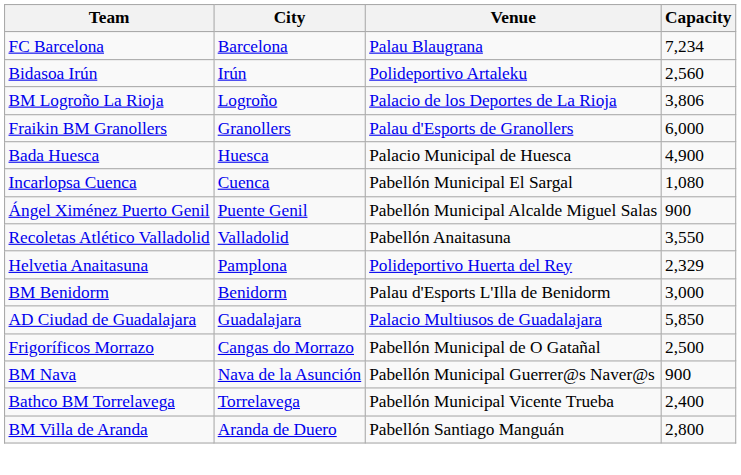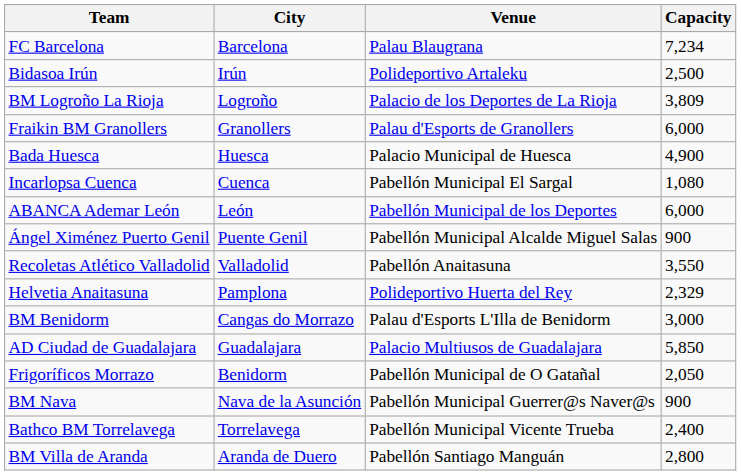(685, 73) 2,560 -> (685, 73) 2,500
(685, 100) 3,806 -> (685, 100) 3,809
+ row: (94, 210)
(252, 292) Benidorm -> (286, 319) Cangas do Morrazo
(286, 347) Cangas do Morrazo -> (252, 374) Benidorm
(685, 347) 2,500 -> (685, 374) 2,050
